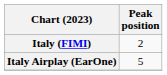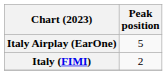rows swapped: (62, 43) <-> (62, 61)
